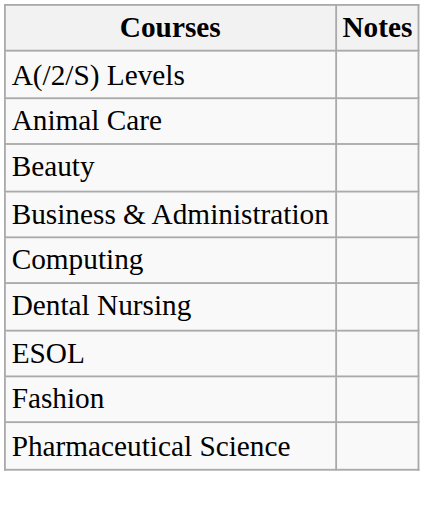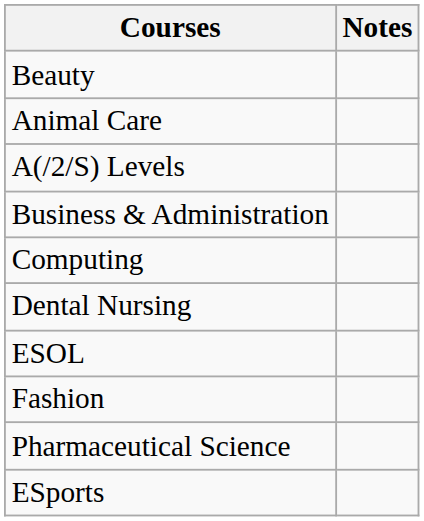rows swapped: (98, 74) <-> (53, 167)
+ row: (58, 492)
